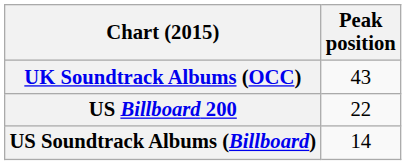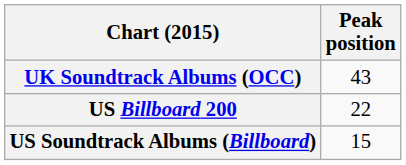(361, 142) 14 -> (361, 142) 15
